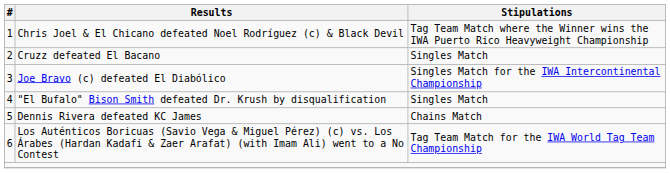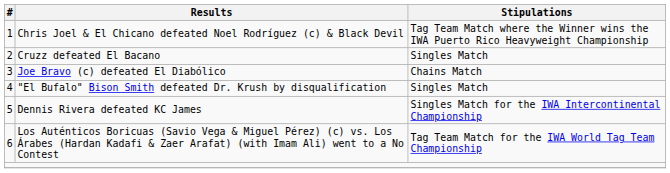(535, 78) Singles Match for the IWA Intercontinental Championship -> (446, 72) Chains Match
(446, 116) Chains Match -> (535, 110) Singles Match for the IWA Intercontinental Championship
